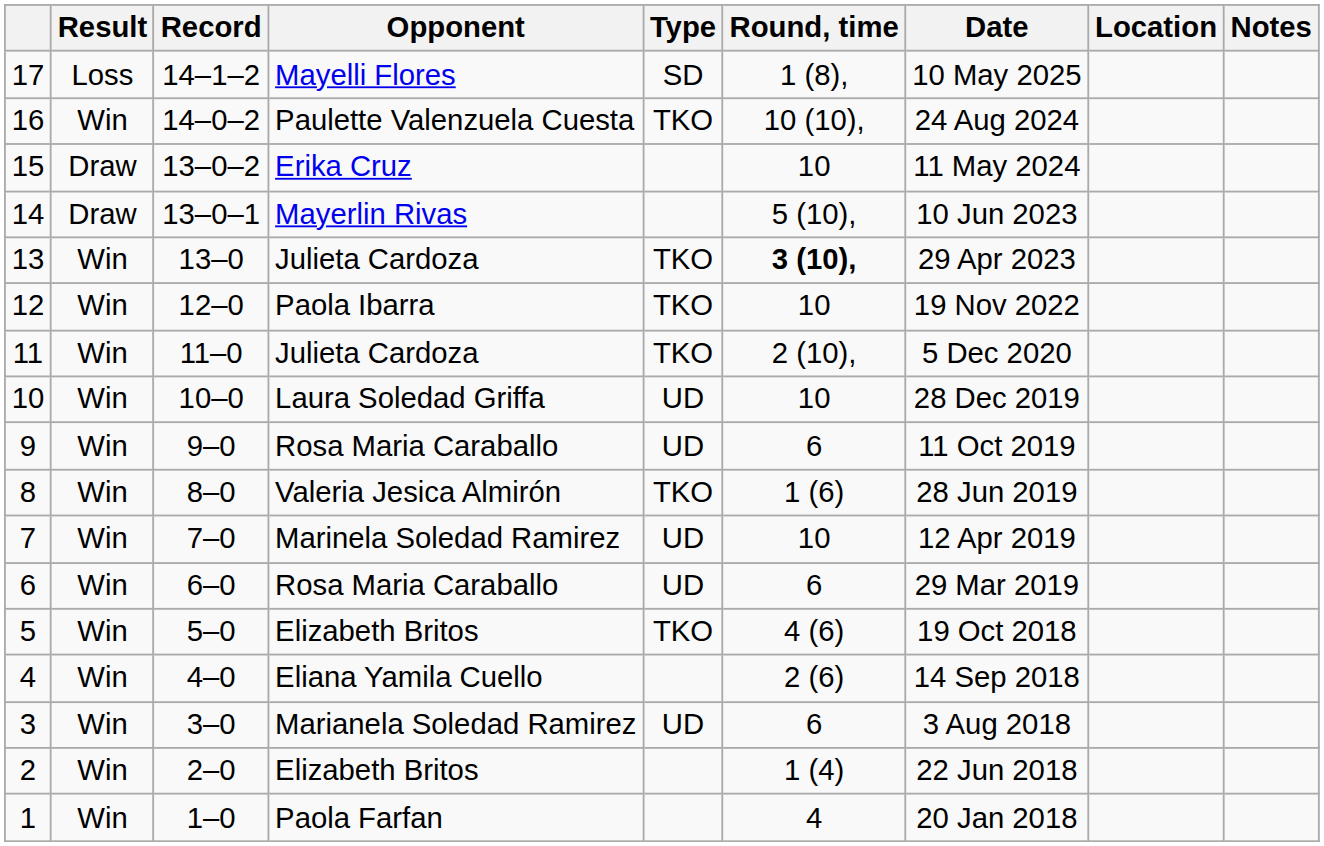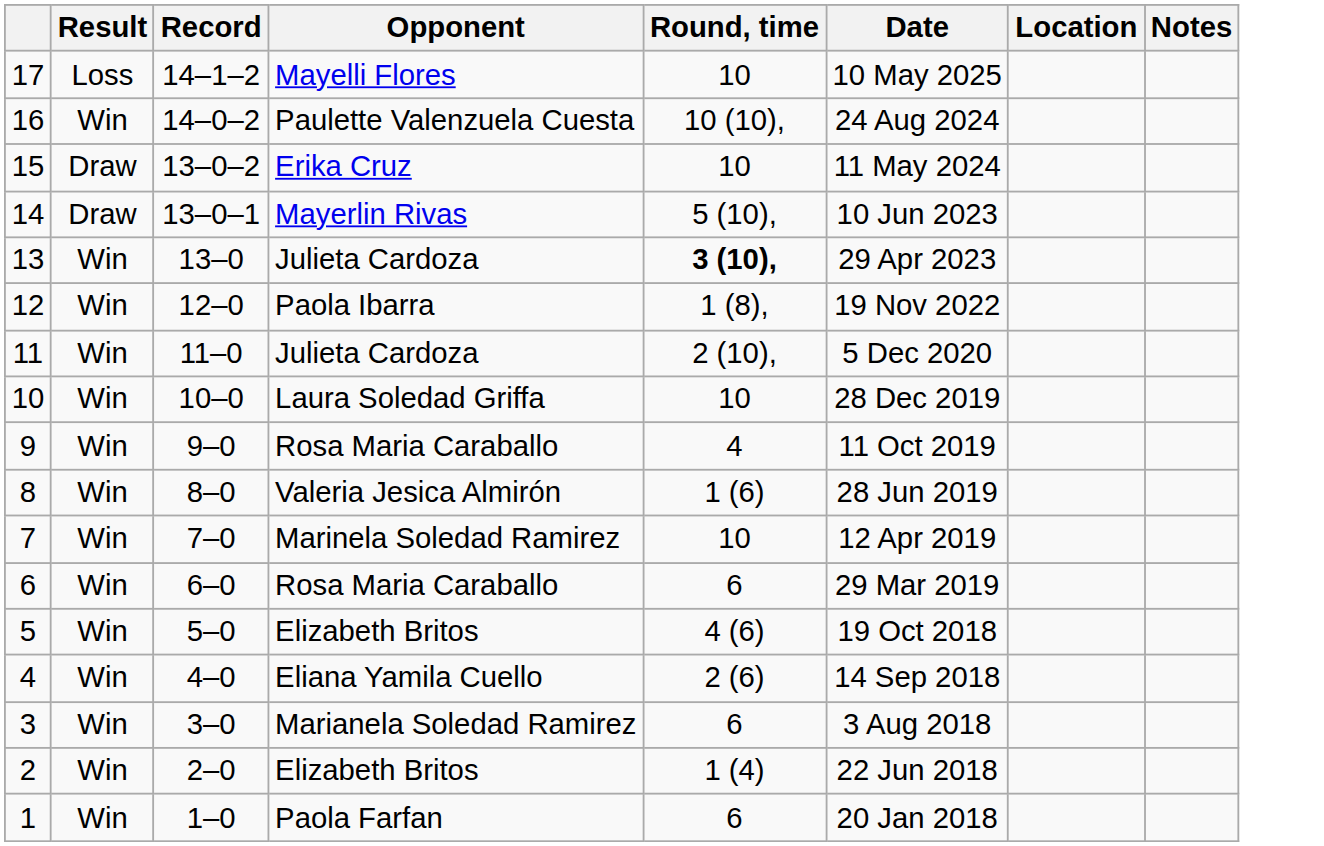- column: (683, 27)
(814, 74) 1 (8), -> (734, 74) 10
(814, 306) 10 -> (734, 306) 1 (8),
(814, 445) 6 -> (734, 445) 4
(814, 817) 4 -> (734, 817) 6
